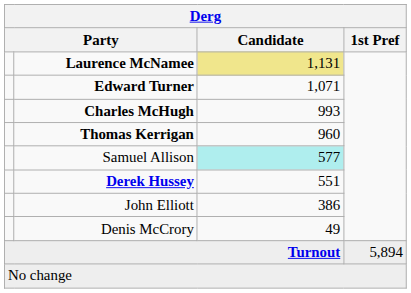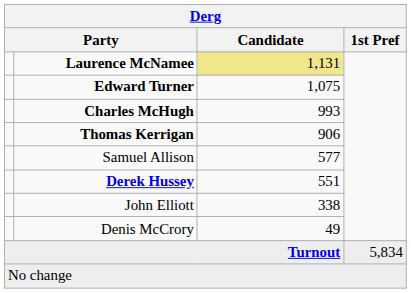(324, 87) 1,071 -> (324, 87) 1,075
(329, 134) 960 -> (329, 134) 906
(329, 157) paleturquoise background -> (329, 157) no background
(329, 205) 386 -> (329, 205) 338
(386, 252) 5,894 -> (386, 252) 5,834
